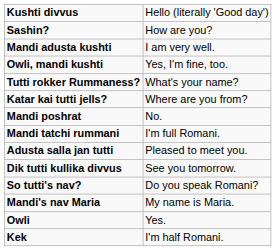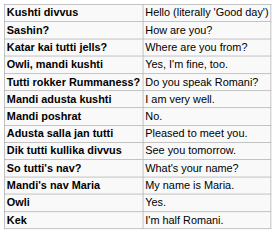rows swapped: (59, 47) <-> (57, 99)
(192, 82) What's your name? -> (202, 82) Do you speak Romani?
- row: (63, 133)
(202, 185) Do you speak Romani? -> (192, 168) What's your name?
